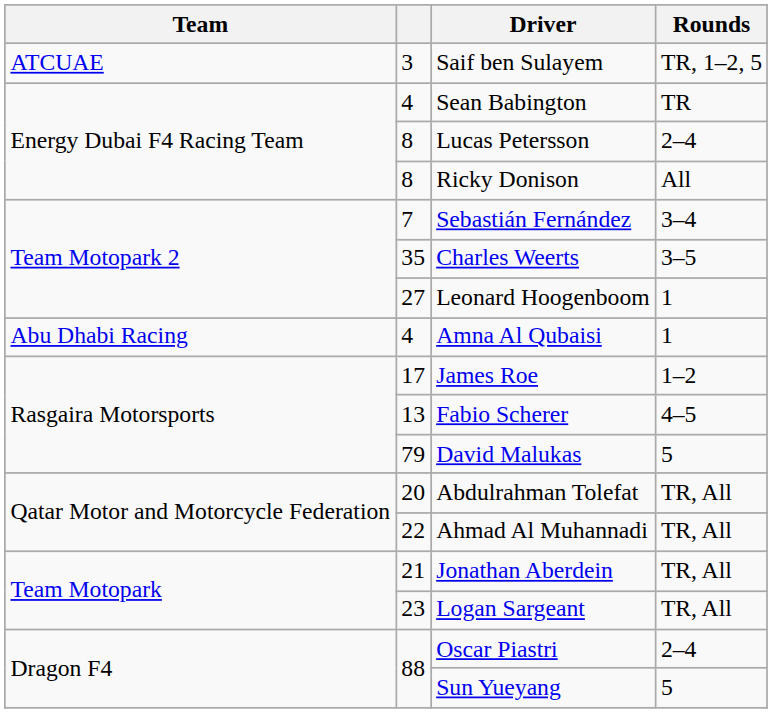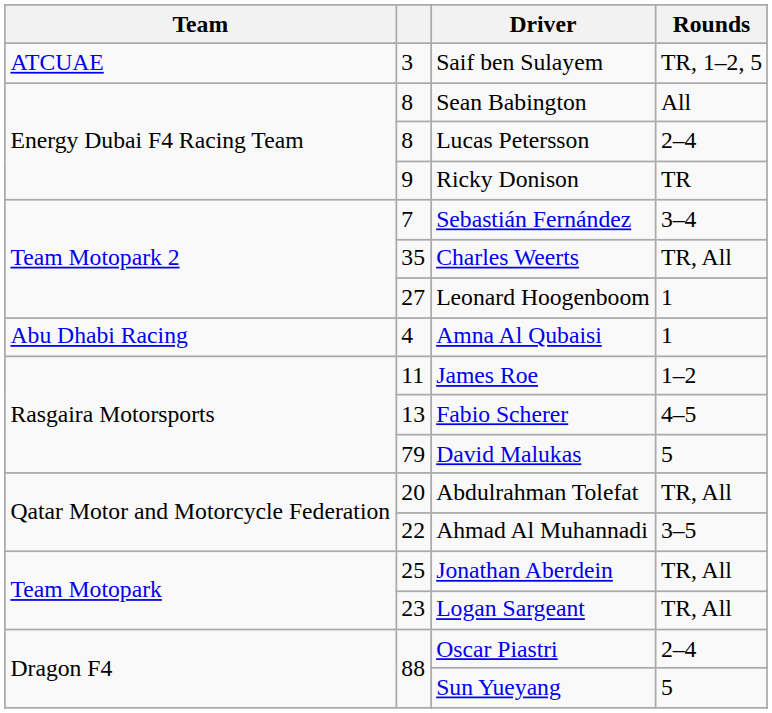(407, 101) 4 -> (407, 101) 8
(676, 101) TR -> (676, 101) All
(407, 179) 8 -> (407, 179) 9
(676, 179) All -> (676, 179) TR
(679, 257) 3–5 -> (696, 257) TR, All
(413, 374) 17 -> (413, 374) 11
(696, 531) TR, All -> (679, 531) 3–5
(413, 570) 21 -> (413, 570) 25
